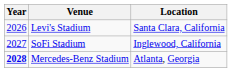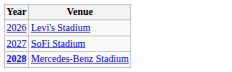- column: (179, 12)
